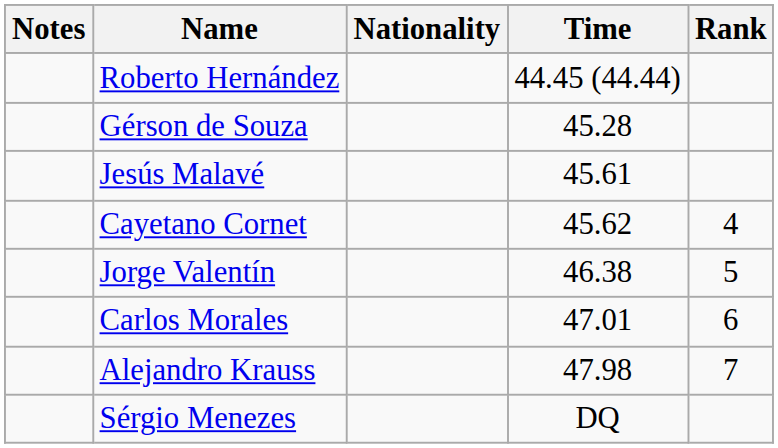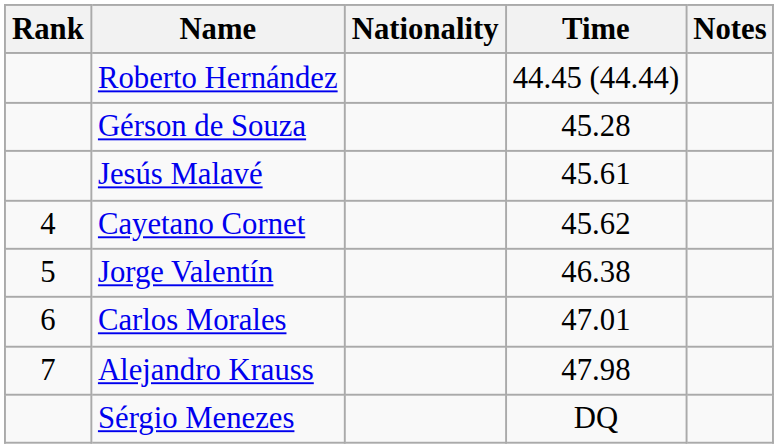columns swapped: (731, 28) <-> (49, 28)
